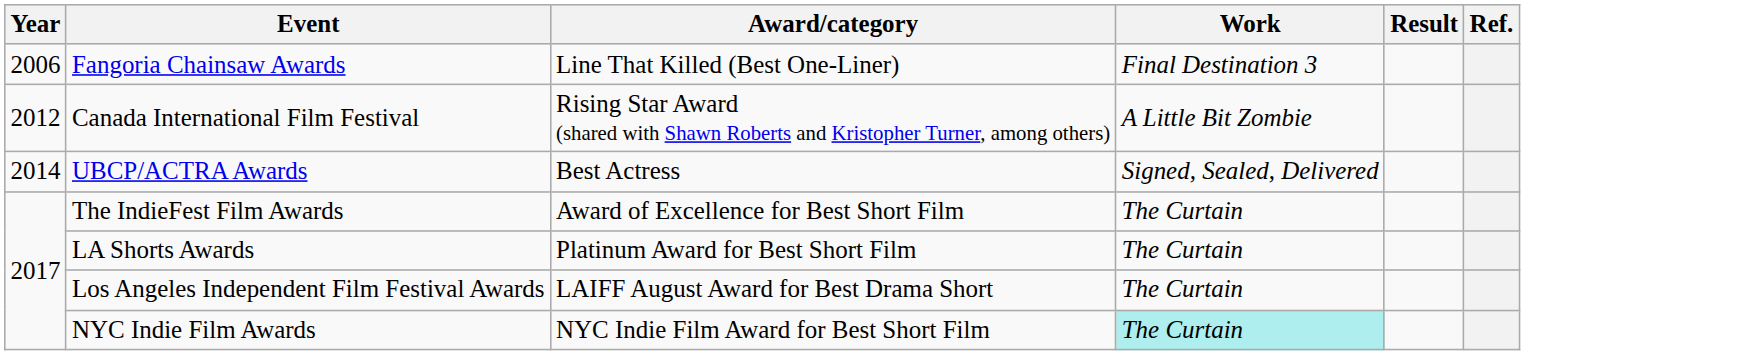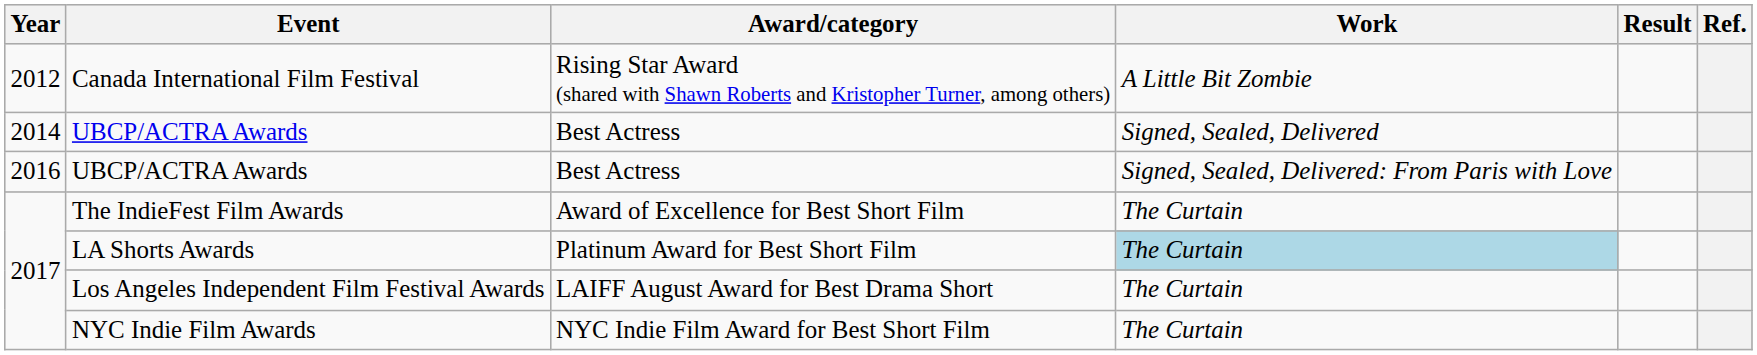- row: (35, 63)
+ row: (35, 171)
(1182, 250) no background -> (1182, 250) lightblue background
(1182, 329) paleturquoise background -> (1182, 329) no background
